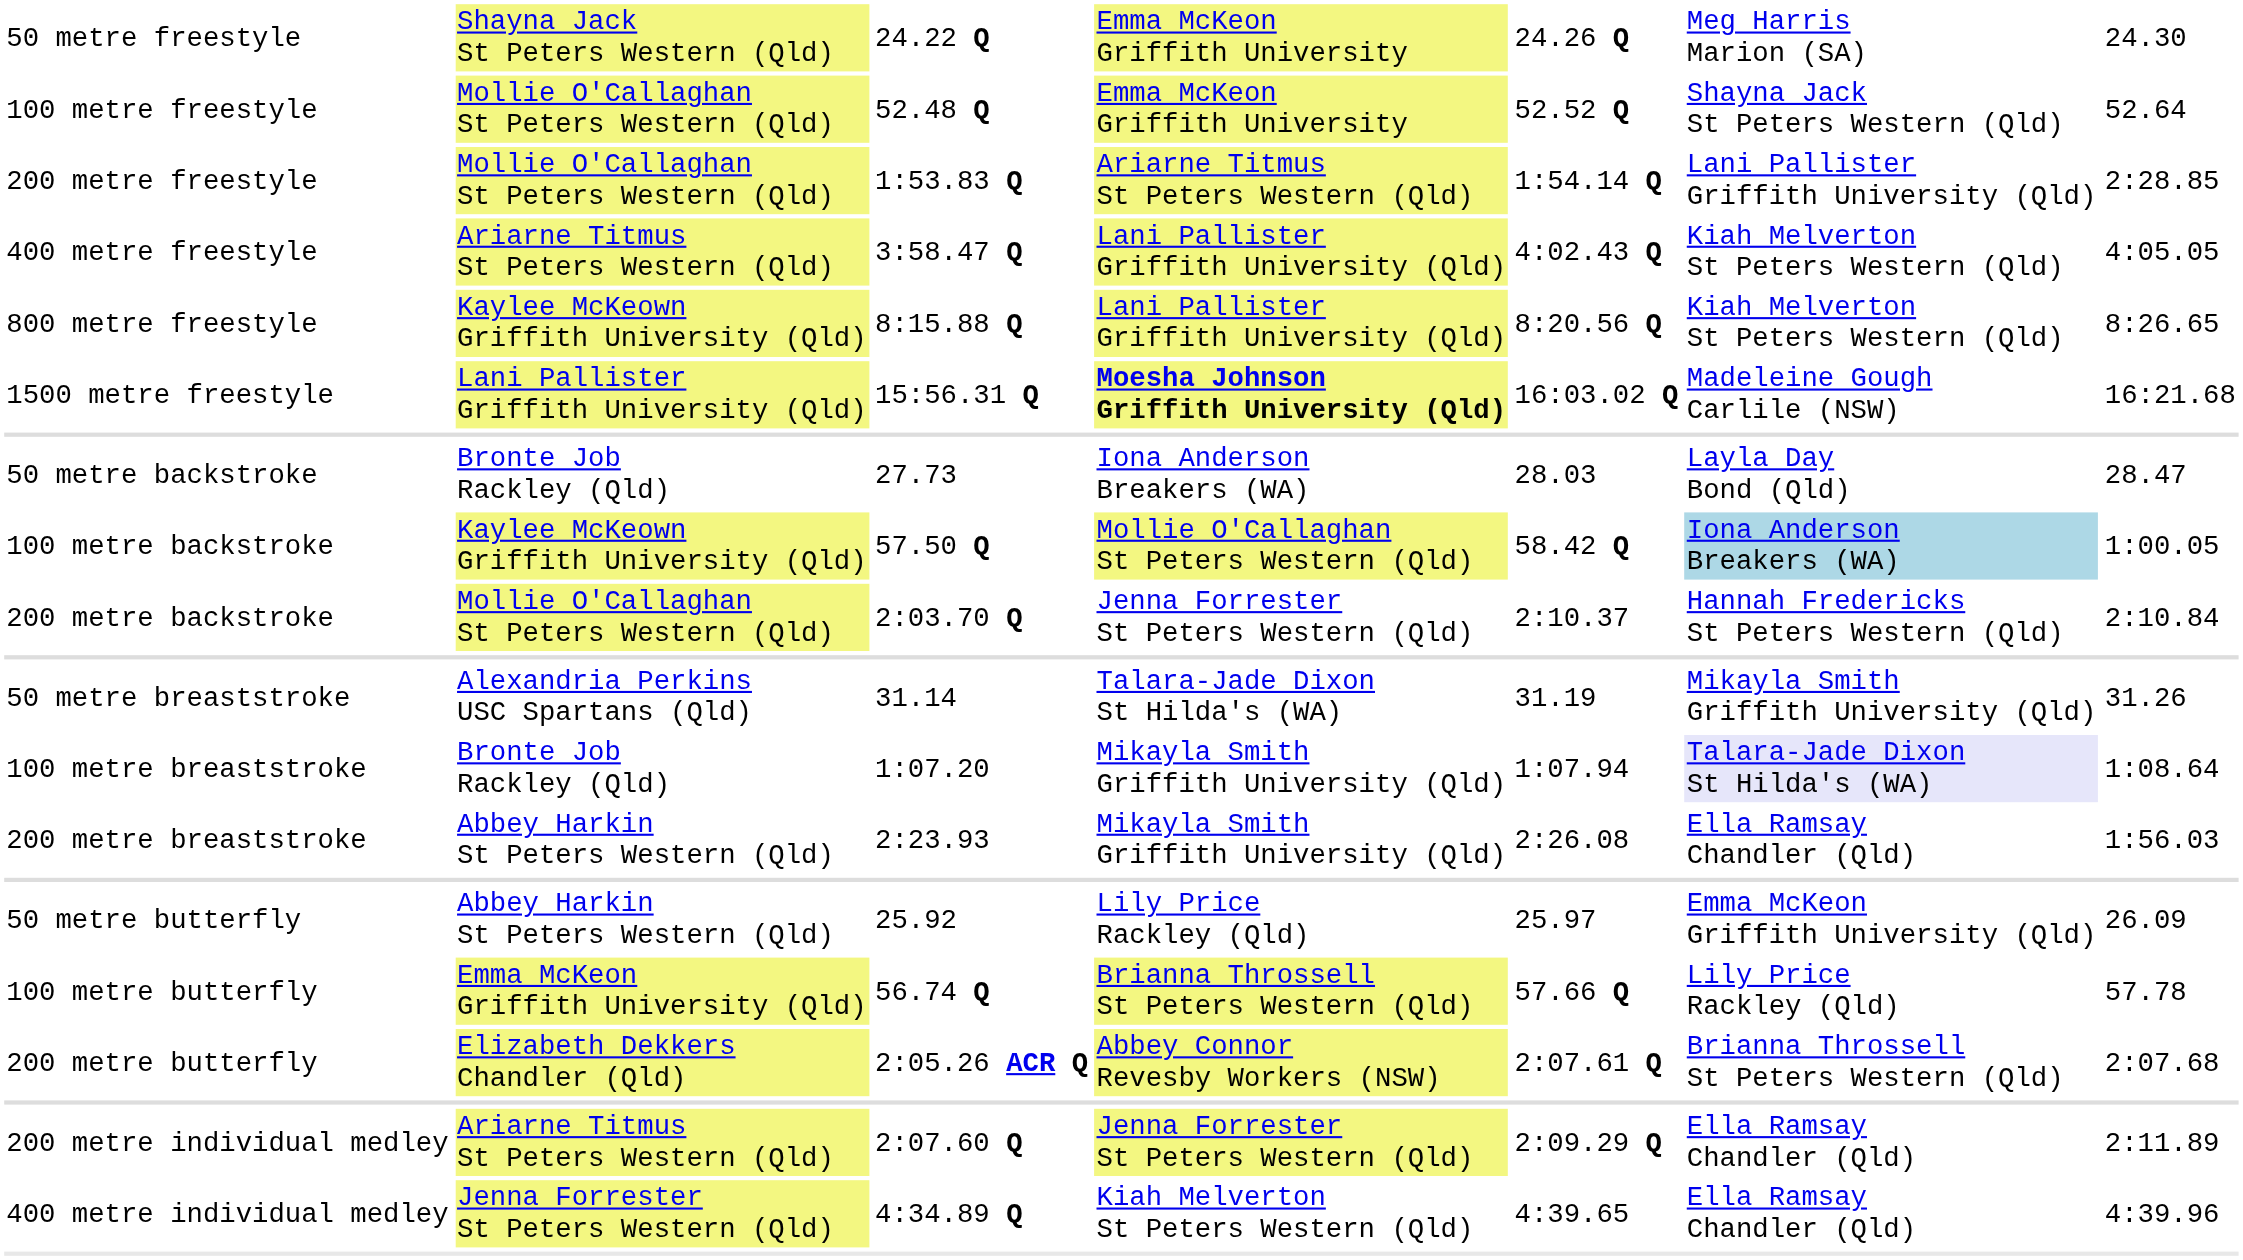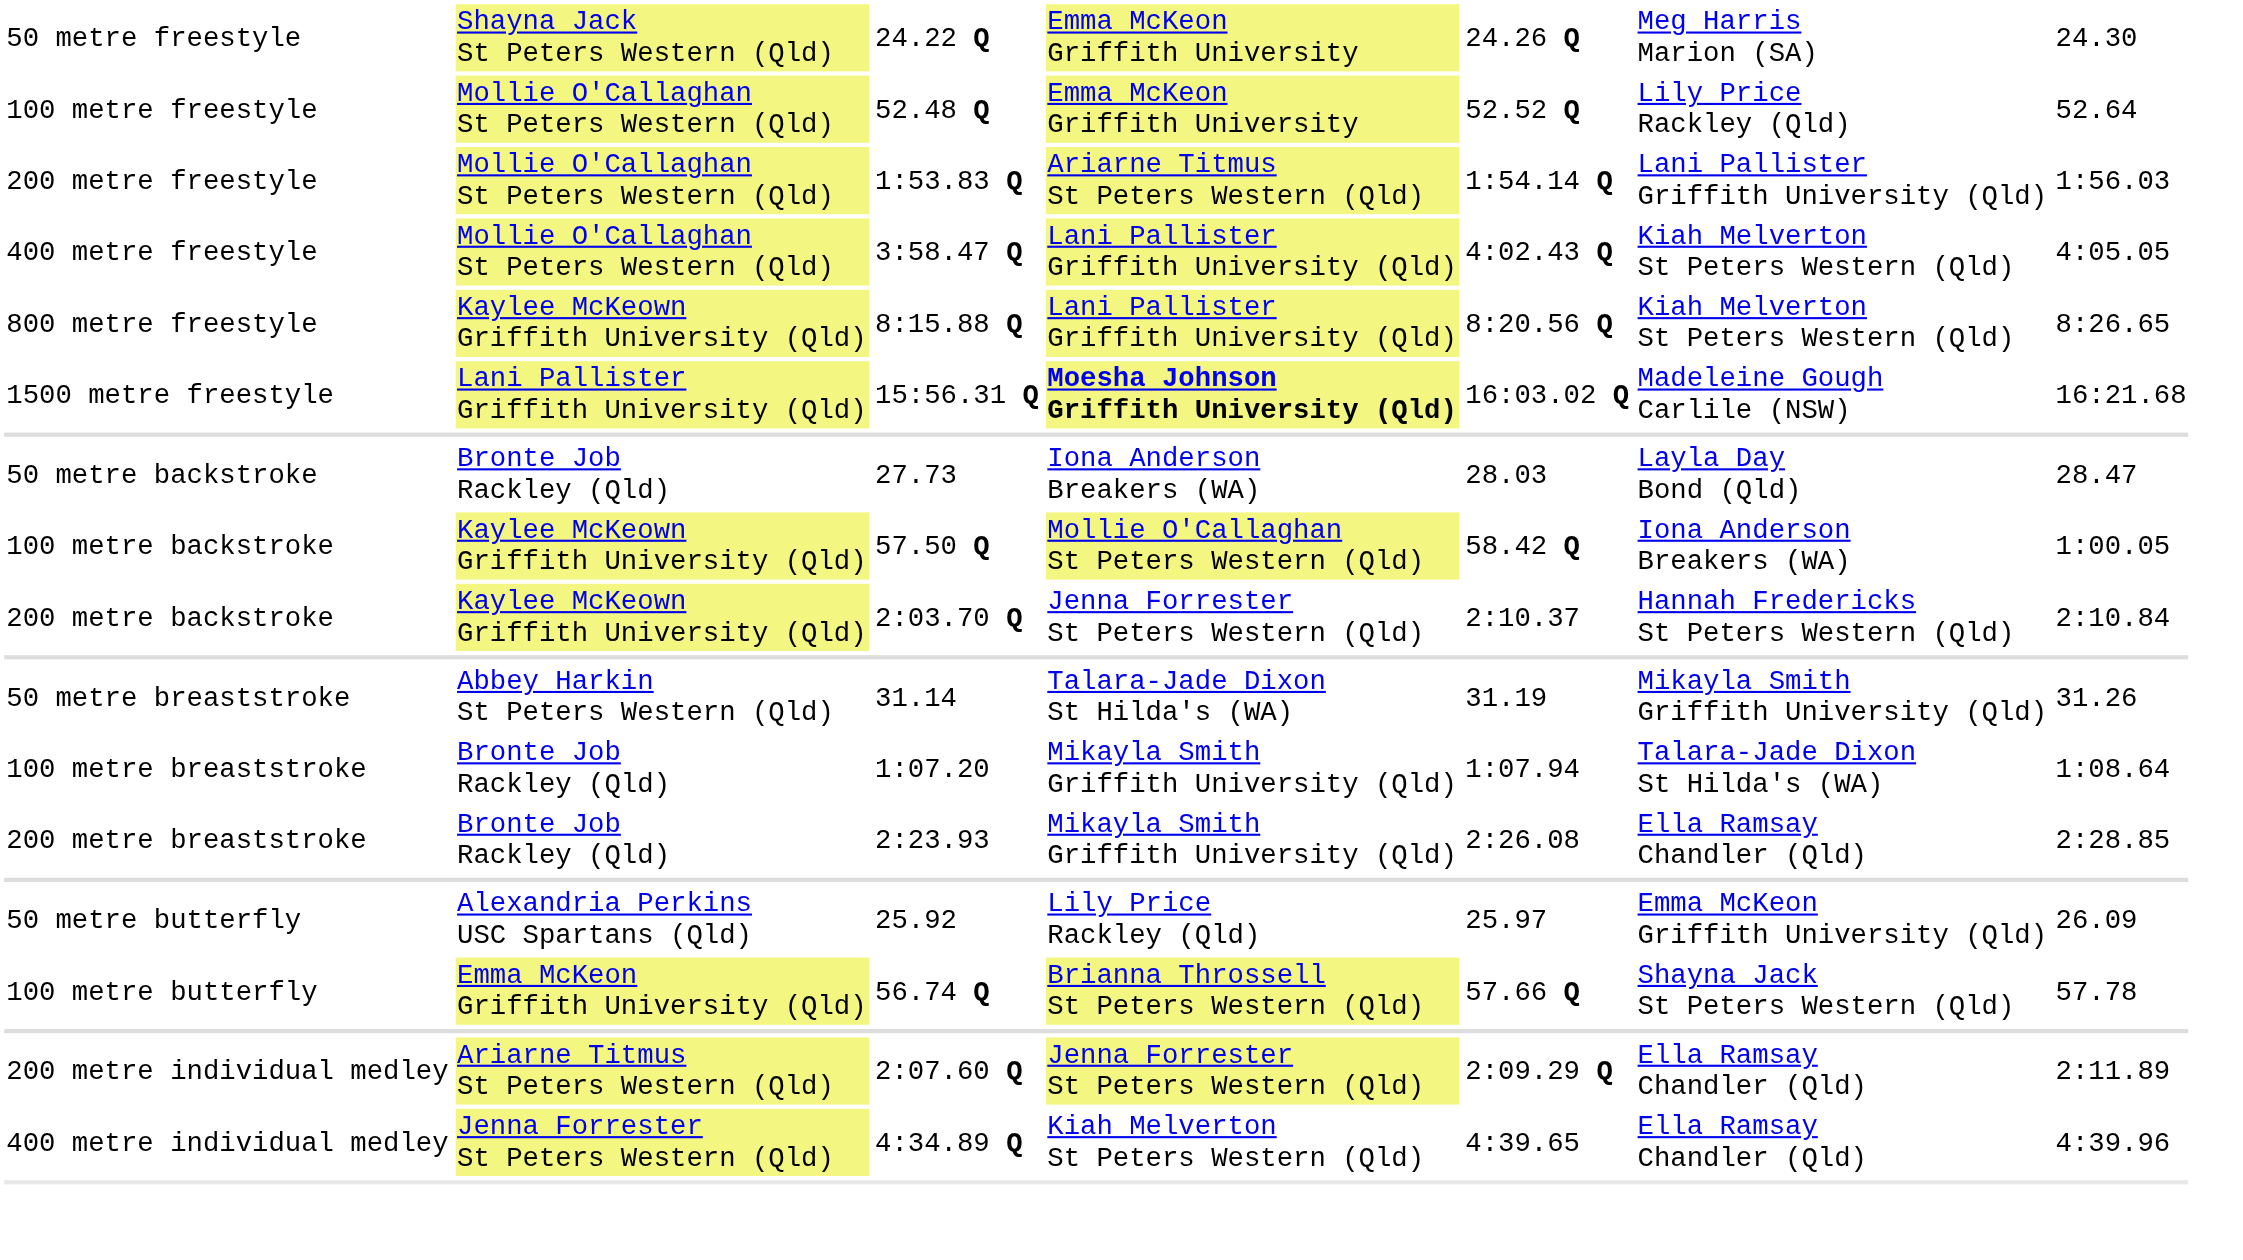(1875, 109) Shayna Jack St Peters Western (Qld) -> (1744, 109) Lily Price Rackley (Qld)
(2162, 181) 2:28.85 -> (2113, 181) 1:56.03
(645, 252) Ariarne Titmus St Peters Western (Qld) -> (645, 252) Mollie O'Callaghan St Peters Western (Qld)
(1793, 546) lightblue background -> (1744, 546) no background
(645, 617) Mollie O'Callaghan St Peters Western (Qld) -> (662, 617) Kaylee McKeown Griffith University (Qld)
(605, 697) Alexandria Perkins USC Spartans (Qld) -> (645, 697) Abbey Harkin St Peters Western (Qld)
(1826, 769) lavender background -> (1777, 769) no background
(645, 840) Abbey Harkin St Peters Western (Qld) -> (564, 840) Bronte Job Rackley (Qld)
(2162, 840) 1:56.03 -> (2113, 840) 2:28.85
(645, 920) Abbey Harkin St Peters Western (Qld) -> (605, 920) Alexandria Perkins USC Spartans (Qld)
(1793, 991) Lily Price Rackley (Qld) -> (1826, 991) Shayna Jack St Peters Western (Qld)
- row: (162, 1063)
